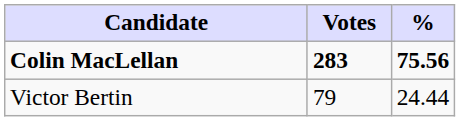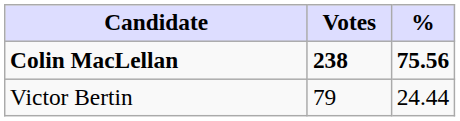(330, 60) 283 -> (330, 60) 238
